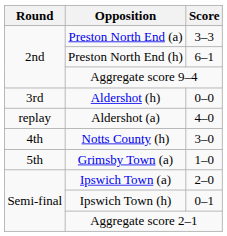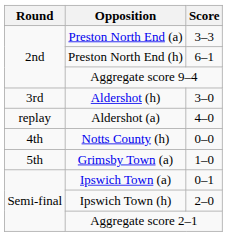(204, 97) 0–0 -> (204, 97) 3–0
(204, 139) 3–0 -> (204, 139) 0–0
(204, 180) 2–0 -> (204, 180) 0–1
(204, 200) 0–1 -> (204, 200) 2–0
